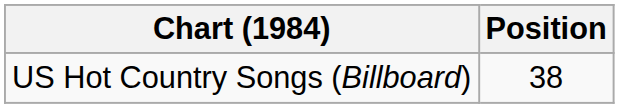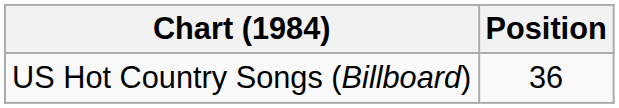(546, 77) 38 -> (546, 77) 36
